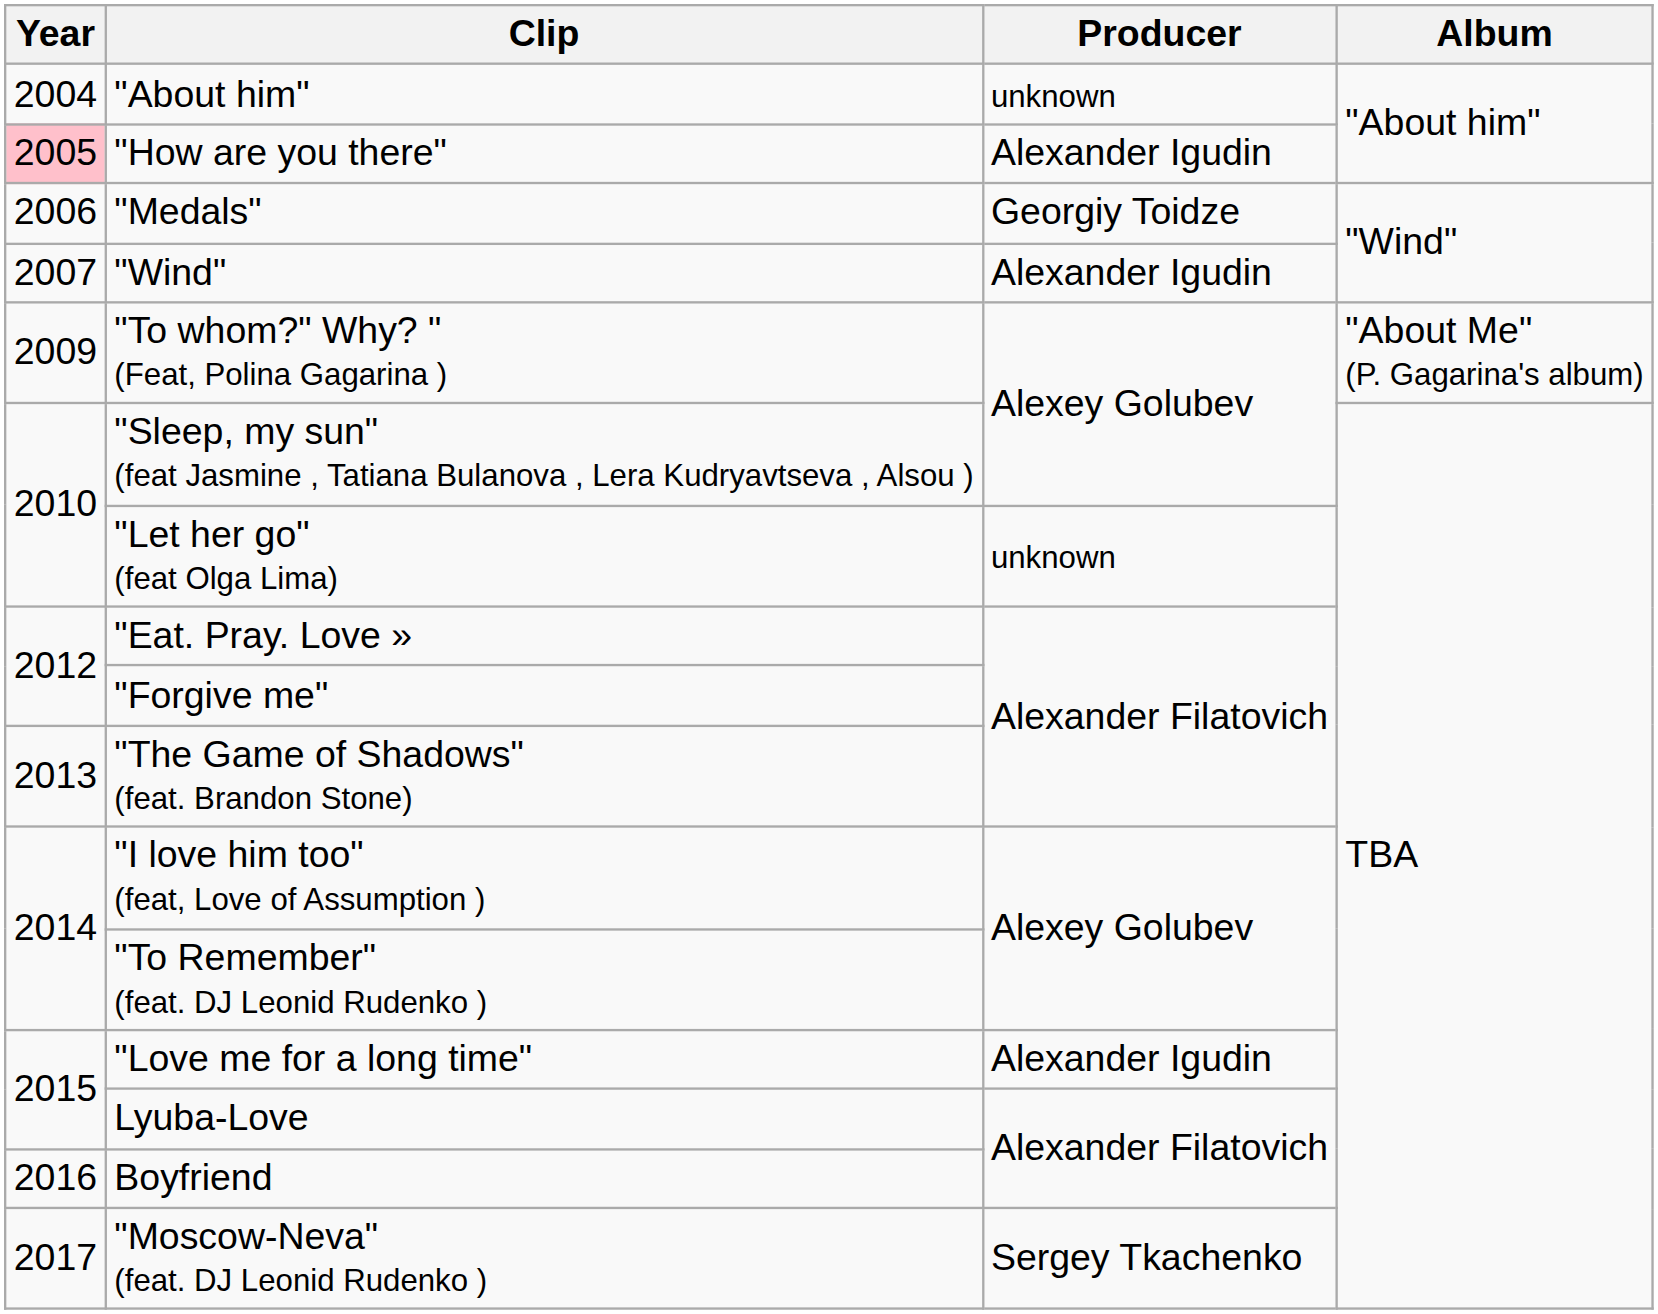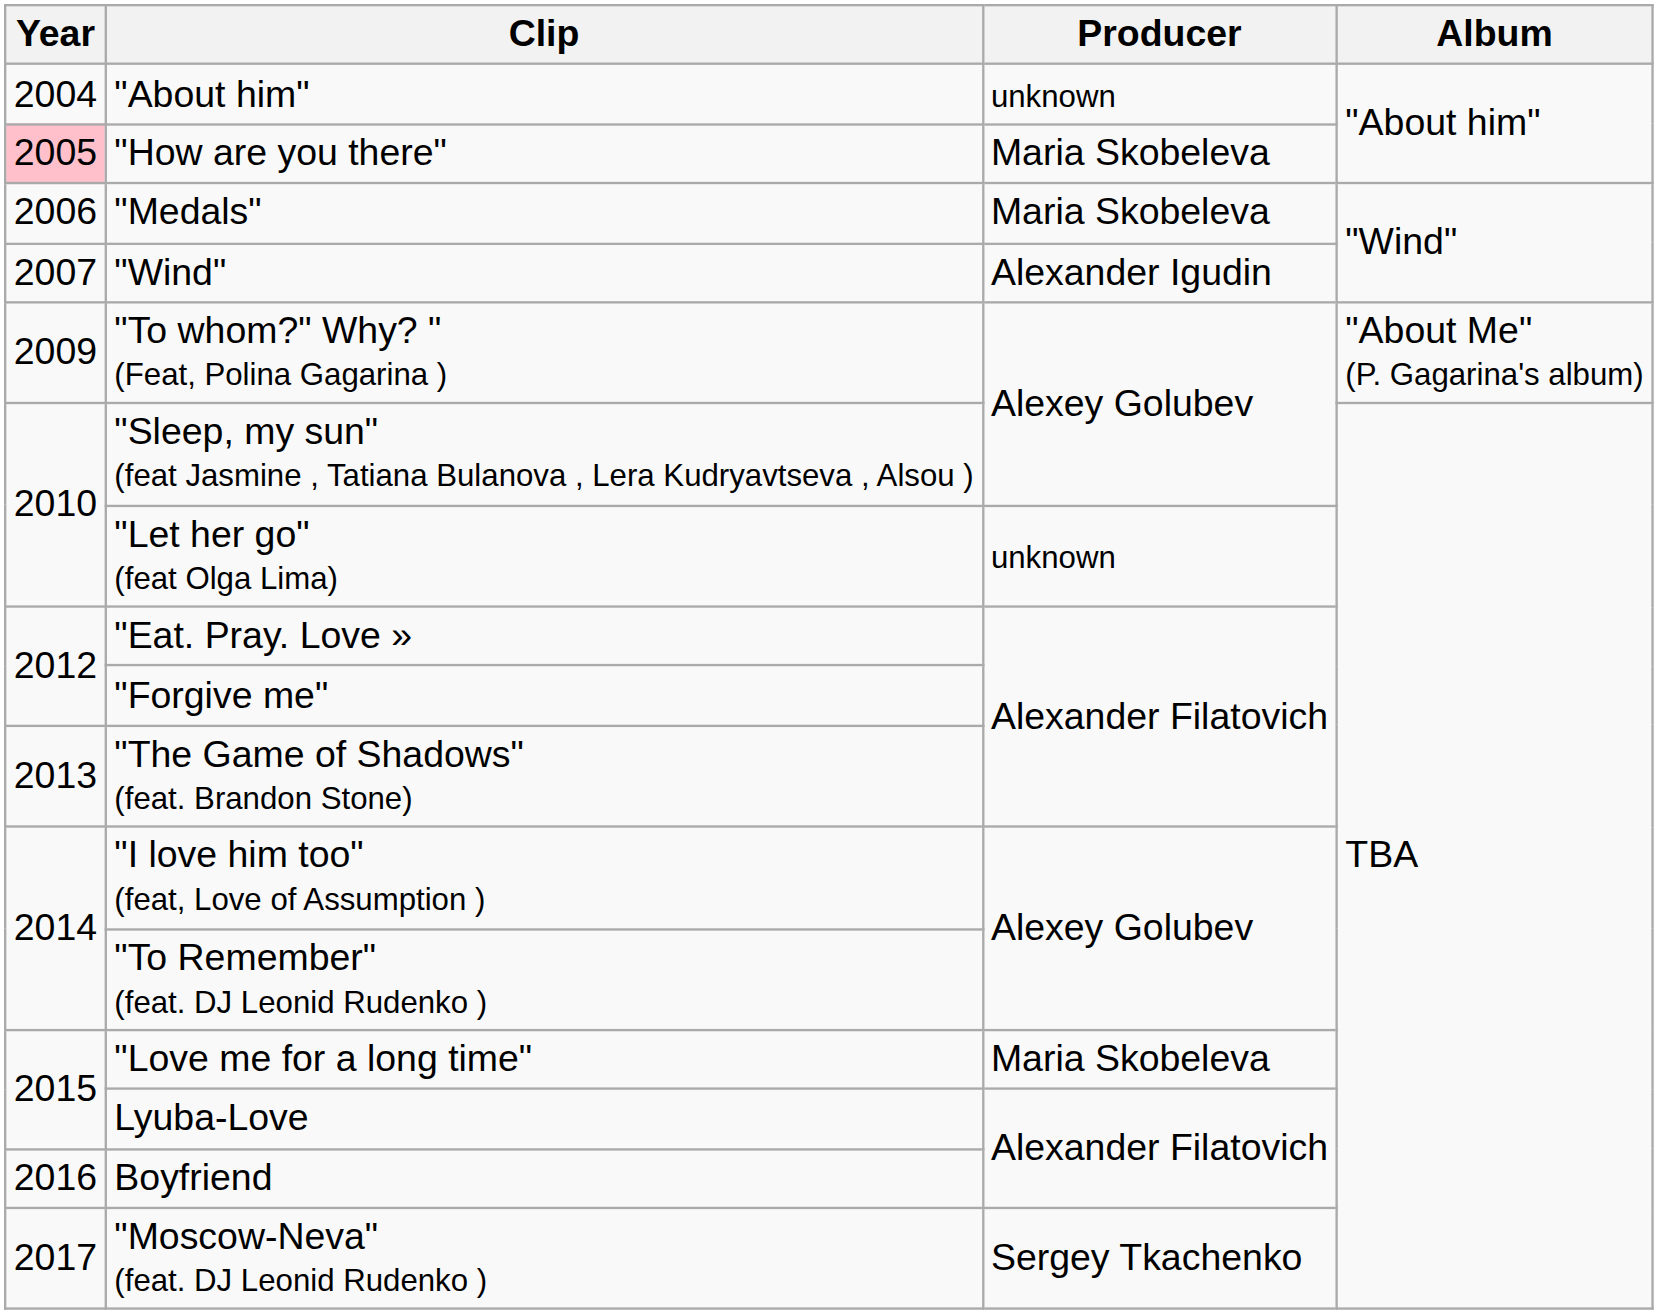(1131, 152) Alexander Igudin -> (1130, 152) Maria Skobeleva
(1115, 212) Georgiy Toidze -> (1130, 212) Maria Skobeleva
(1131, 1058) Alexander Igudin -> (1130, 1058) Maria Skobeleva
